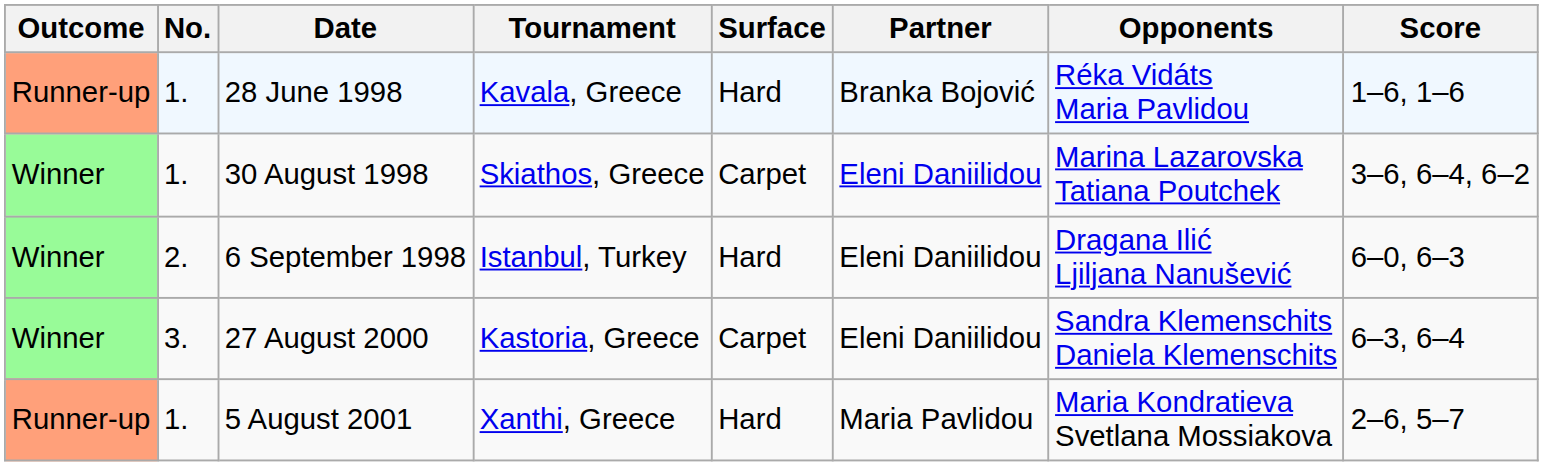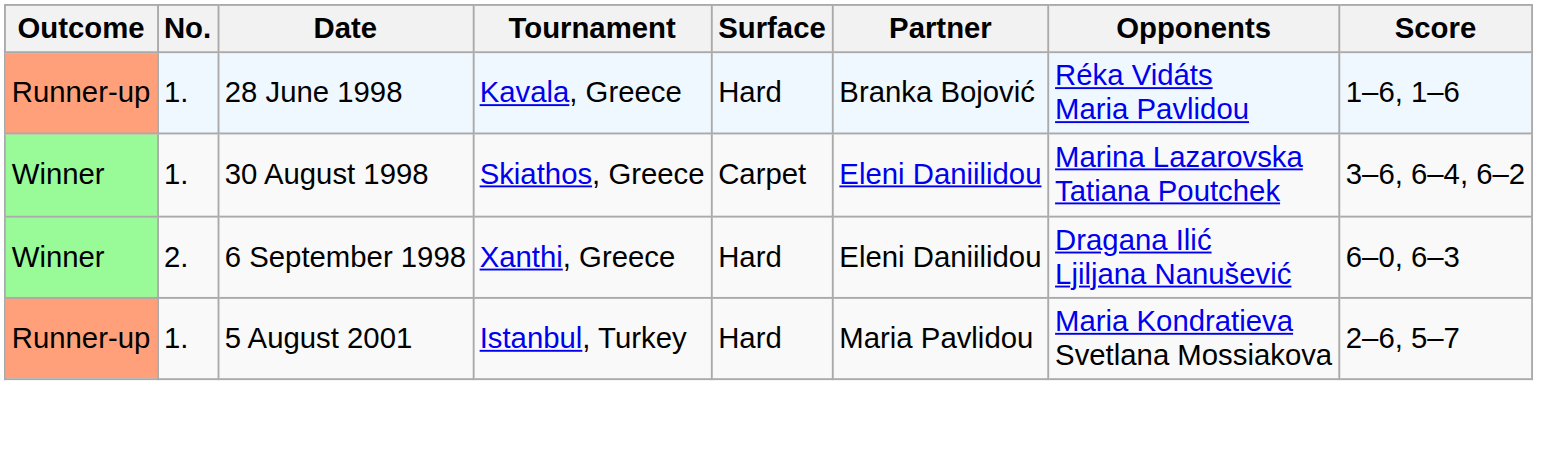(583, 255) Istanbul, Turkey -> (577, 255) Xanthi, Greece
- row: (327, 337)
(577, 418) Xanthi, Greece -> (583, 337) Istanbul, Turkey
